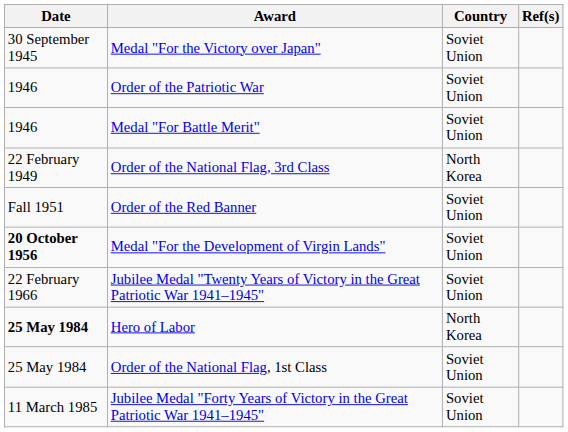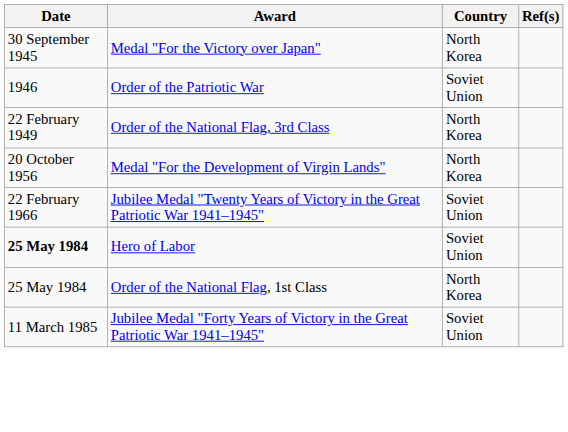(465, 47) Soviet Union -> (464, 47) North Korea
- row: (185, 127)
- row: (184, 207)
(43, 247) bold -> (41, 167) normal
(465, 247) Soviet Union -> (464, 167) North Korea
(464, 327) North Korea -> (465, 247) Soviet Union
(465, 367) Soviet Union -> (464, 287) North Korea
